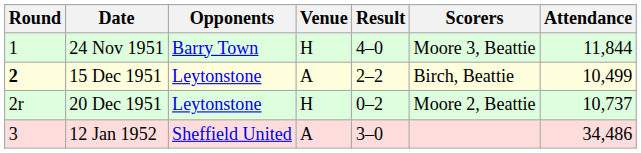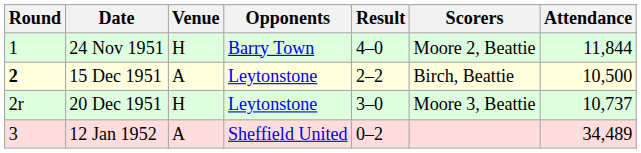columns swapped: (232, 18) <-> (324, 18)
(475, 47) Moore 3, Beattie -> (475, 47) Moore 2, Beattie
(607, 76) 10,499 -> (607, 76) 10,500
(370, 104) 0–2 -> (370, 104) 3–0
(475, 104) Moore 2, Beattie -> (475, 104) Moore 3, Beattie
(370, 133) 3–0 -> (370, 133) 0–2
(607, 133) 34,486 -> (607, 133) 34,489
